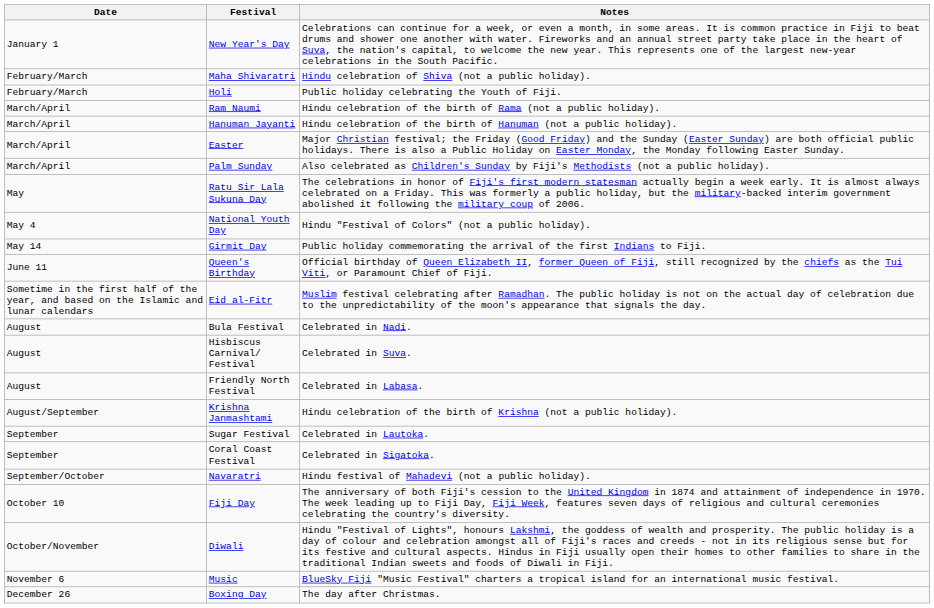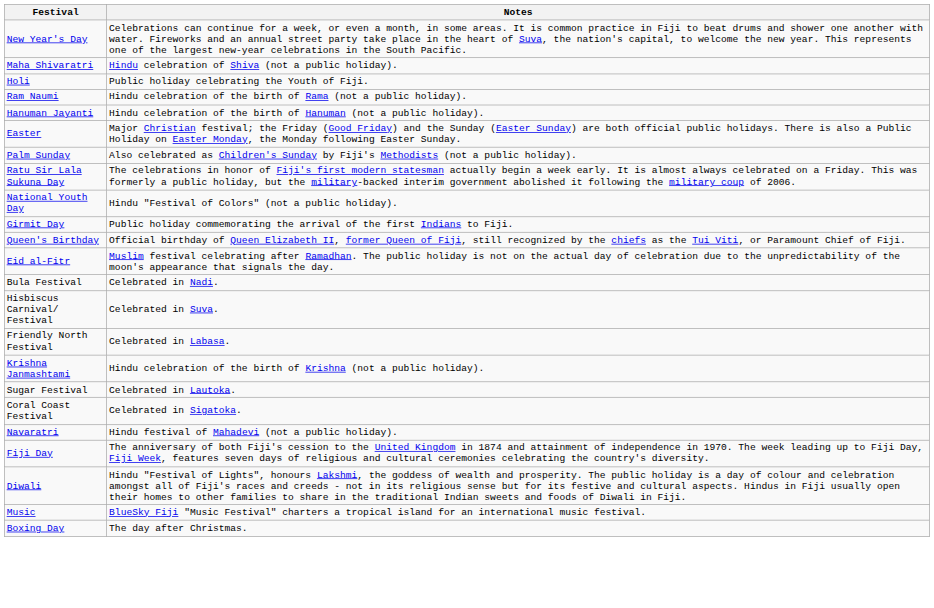- column: (105, 12)
